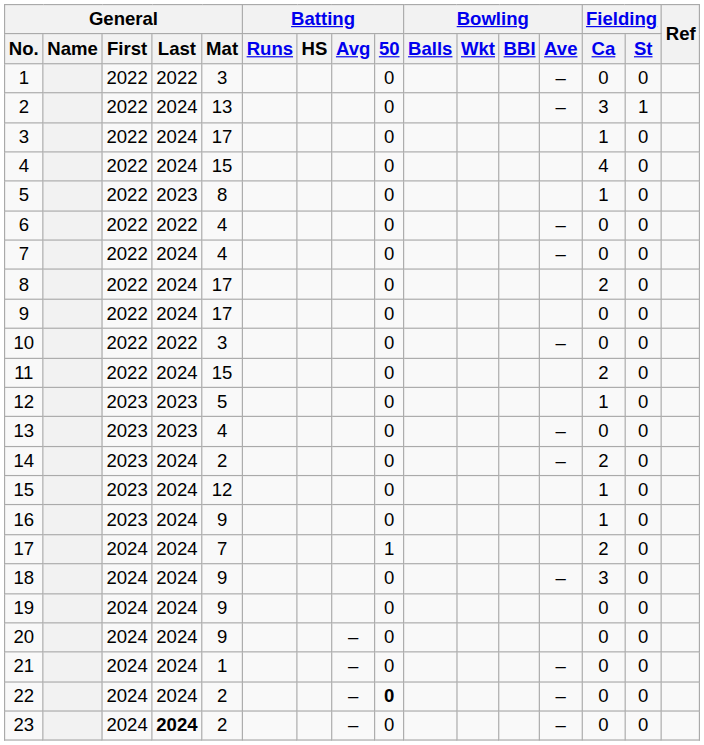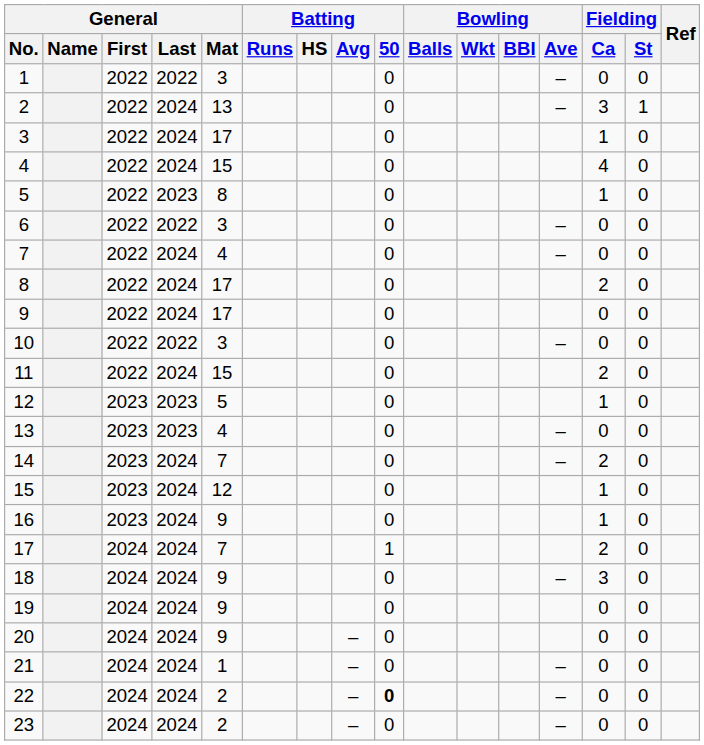(222, 225) 4 -> (222, 225) 3
(222, 460) 2 -> (222, 460) 7
(177, 725) bold -> (177, 725) normal
